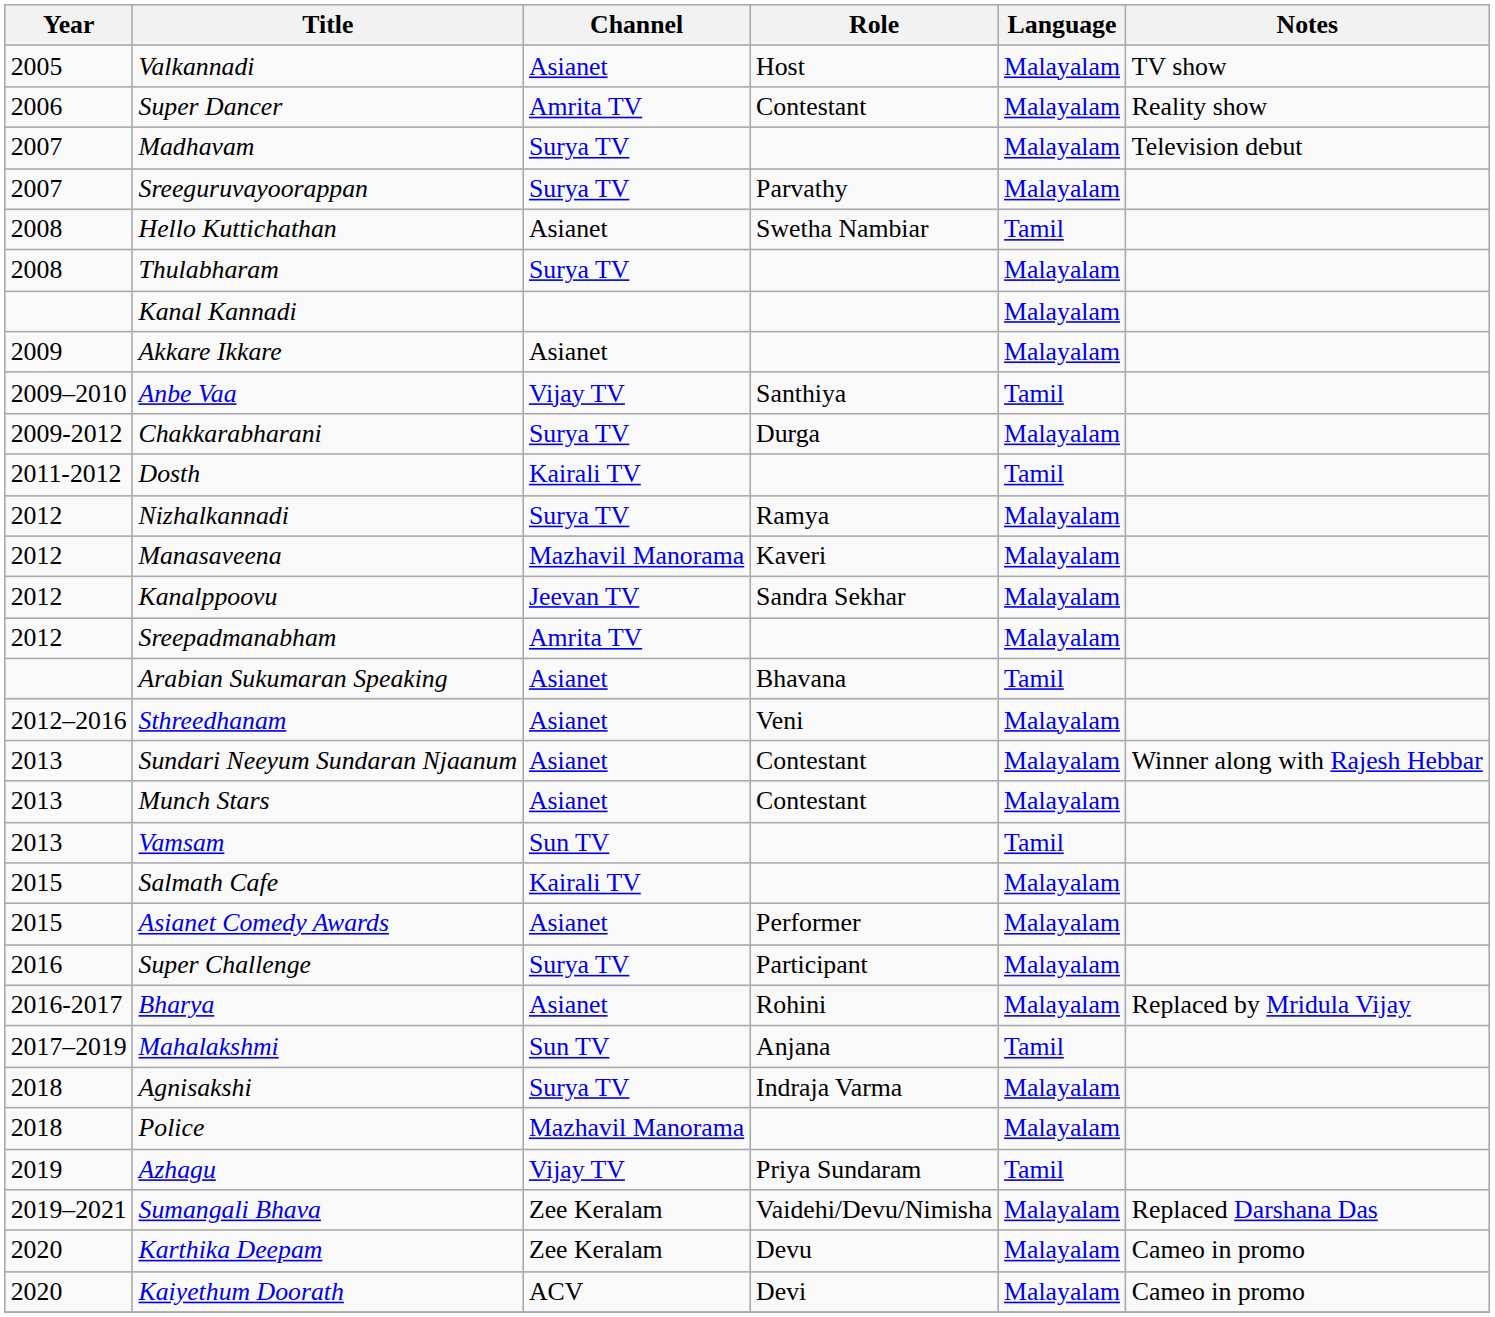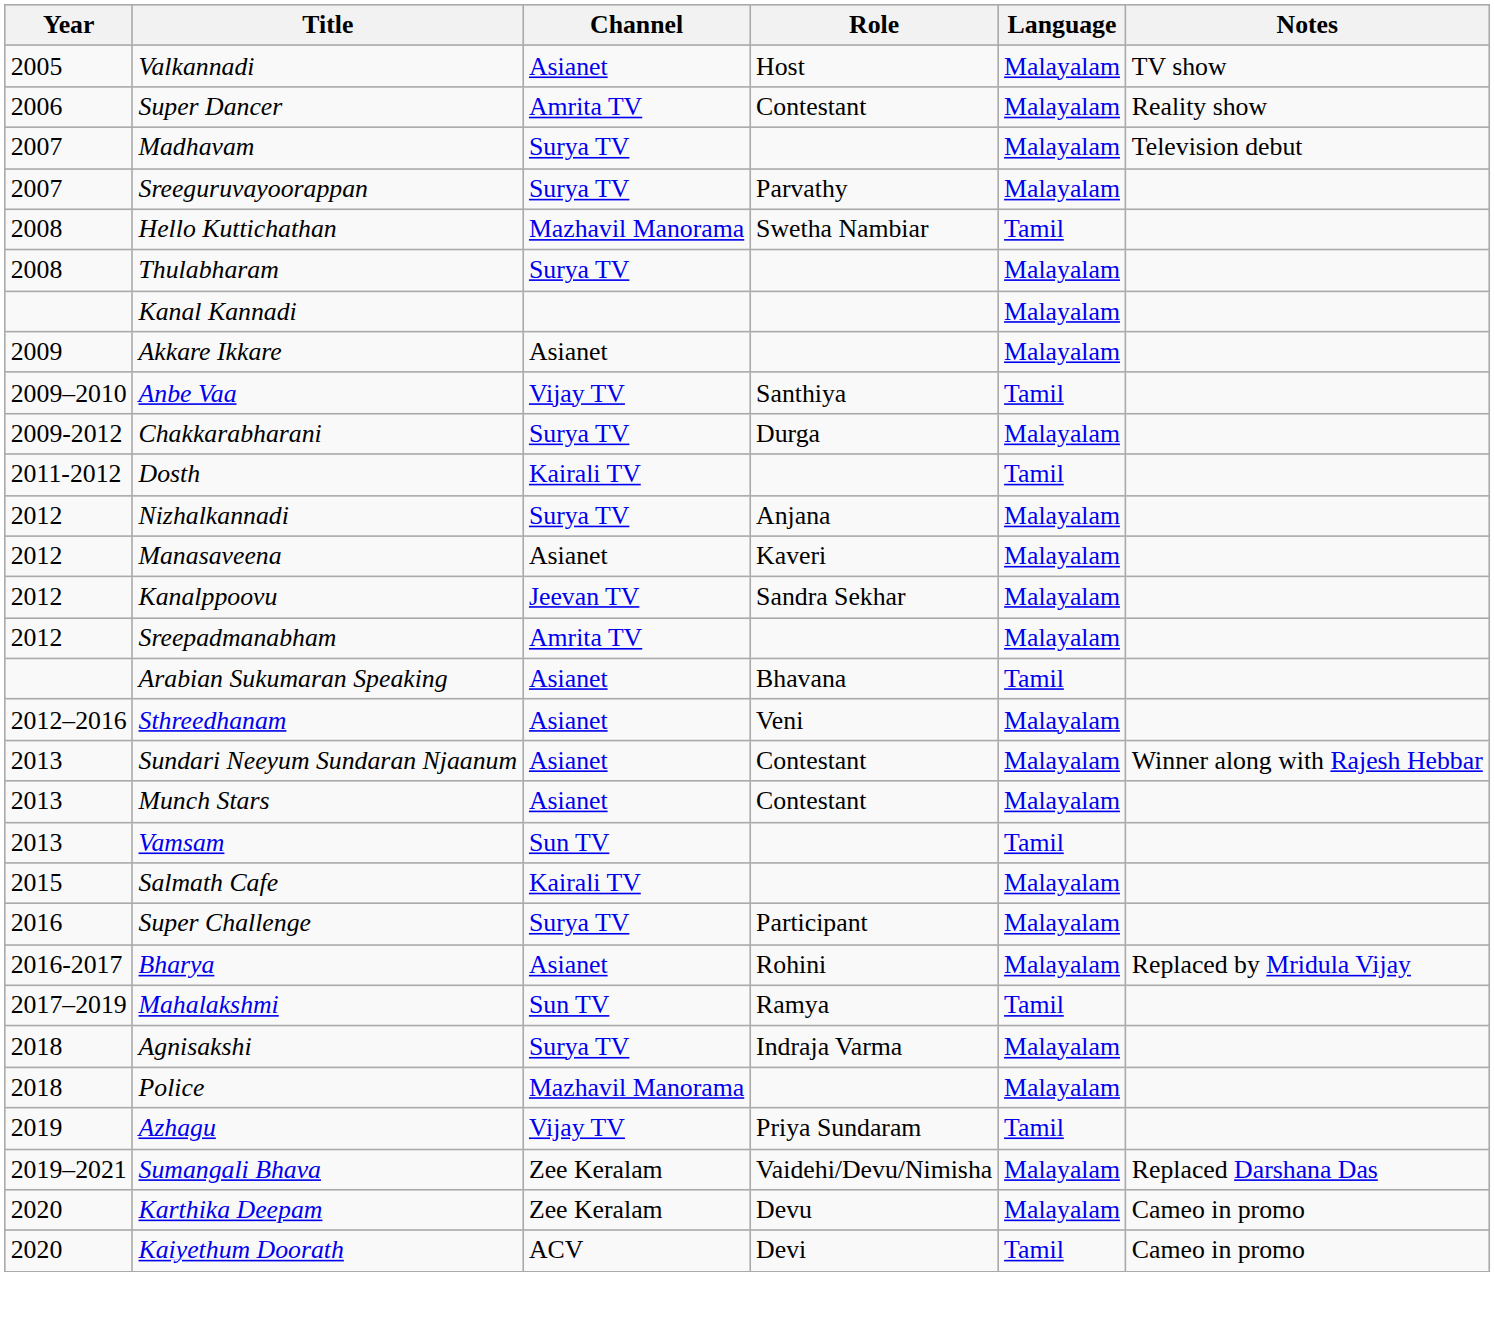(568, 229) Asianet -> (637, 229) Mazhavil Manorama
(793, 515) Ramya -> (793, 515) Anjana
(637, 556) Mazhavil Manorama -> (568, 556) Asianet
- row: (264, 923)
(793, 1046) Anjana -> (793, 1005) Ramya
(1062, 1291) Malayalam -> (1034, 1250) Tamil
